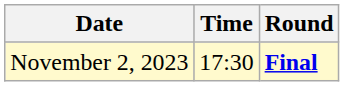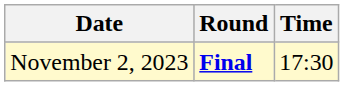columns swapped: (226, 23) <-> (299, 23)
